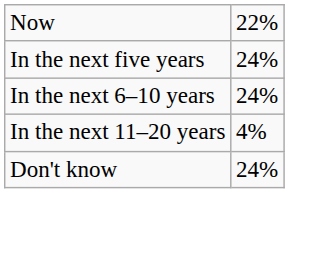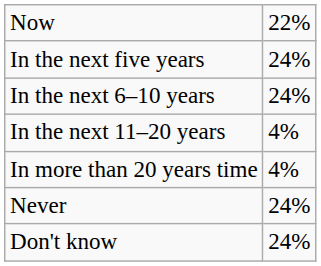+ row: (134, 168)
+ row: (38, 205)
